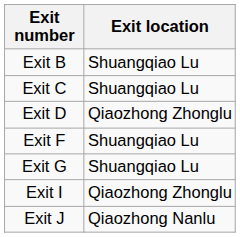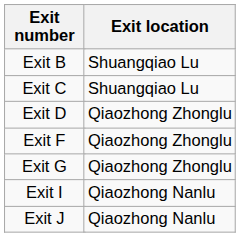(143, 140) Shuangqiao Lu -> (160, 140) Qiaozhong Zhonglu
(143, 166) Shuangqiao Lu -> (160, 166) Qiaozhong Zhonglu
(160, 192) Qiaozhong Zhonglu -> (152, 192) Qiaozhong Nanlu
